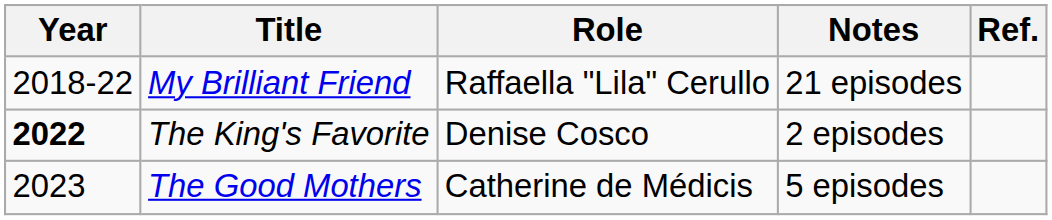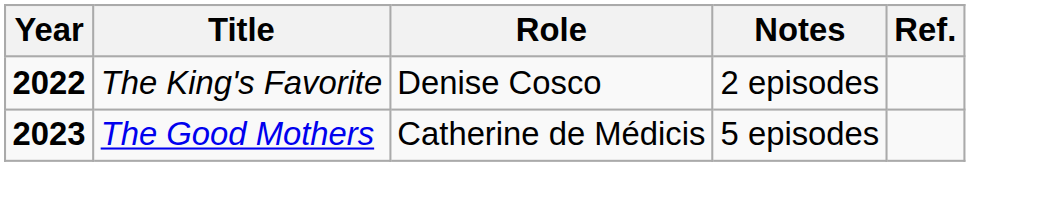- row: (279, 82)
(49, 186) normal -> (49, 134) bold
